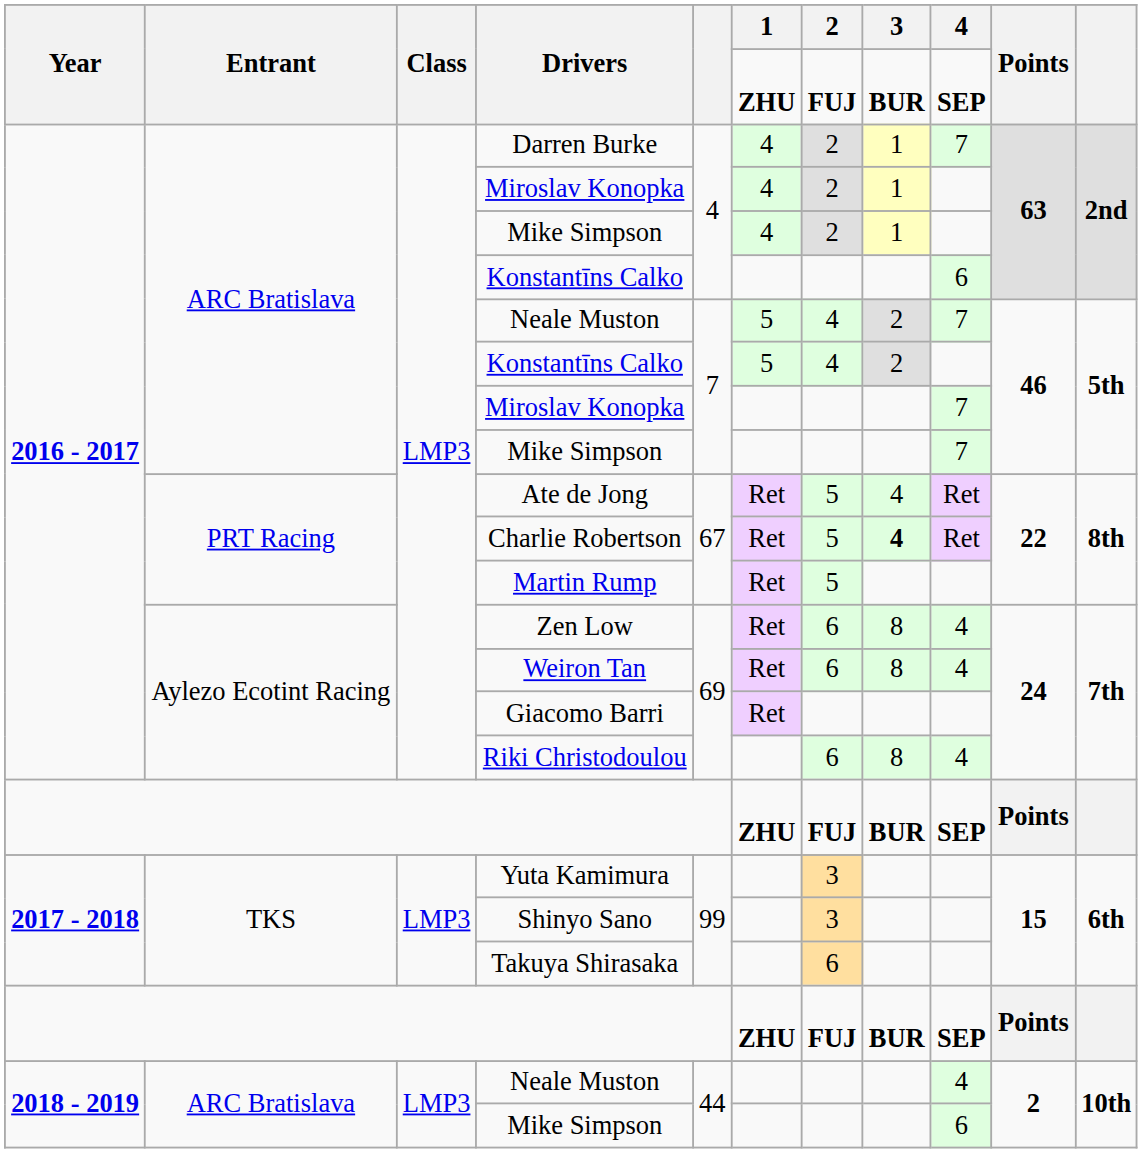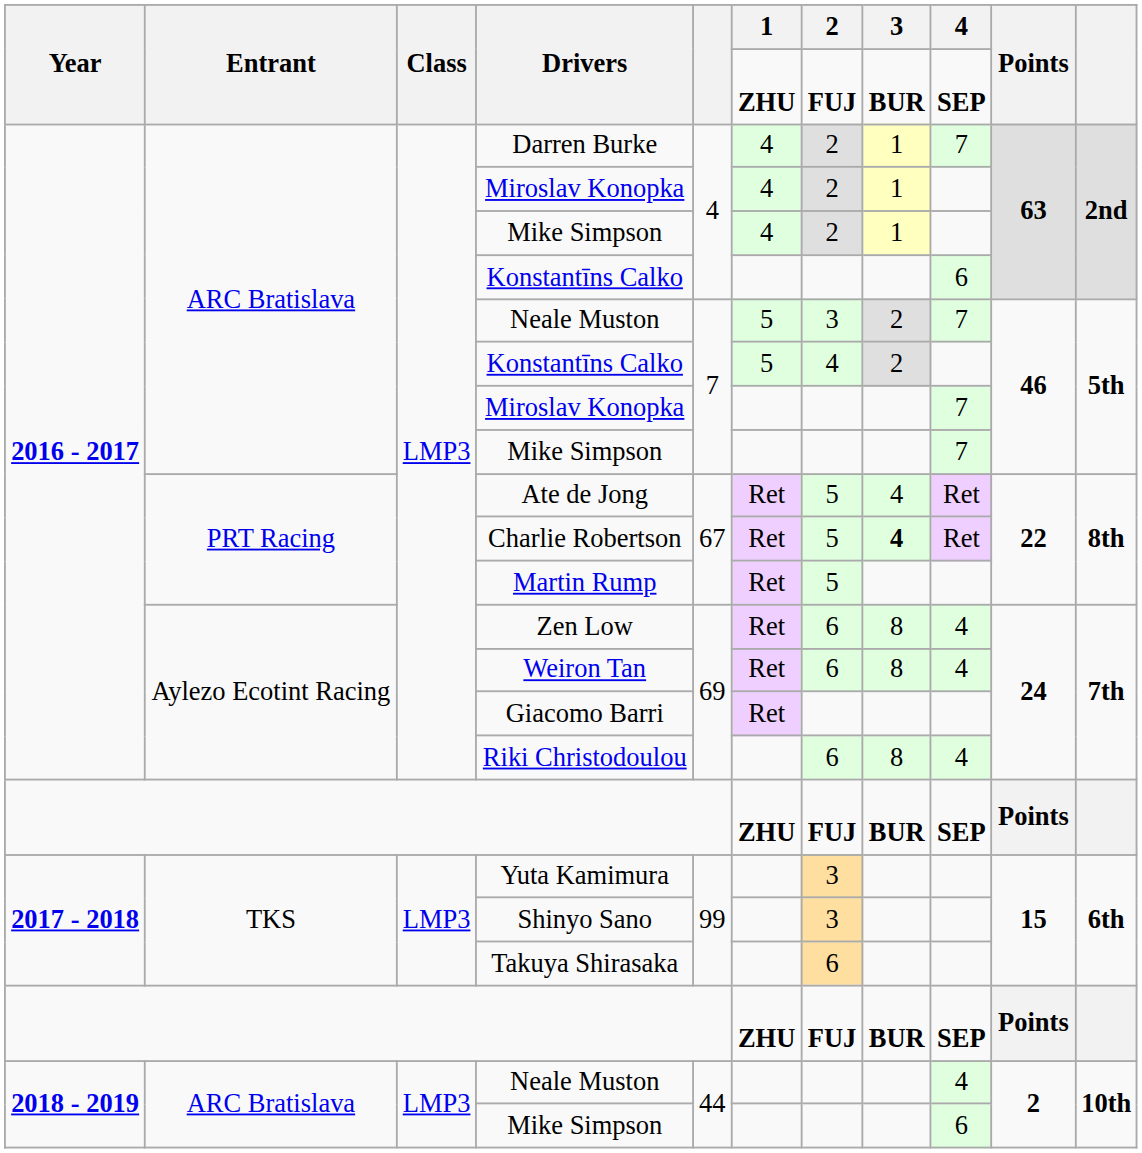(832, 320) 4 -> (832, 320) 3
